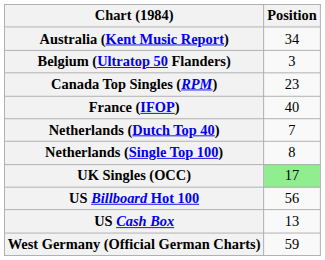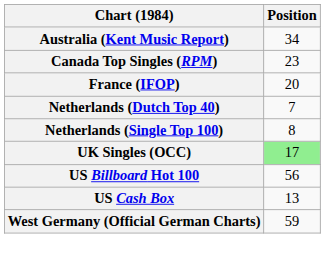- row: (134, 61)
(292, 107) 40 -> (292, 84) 20
